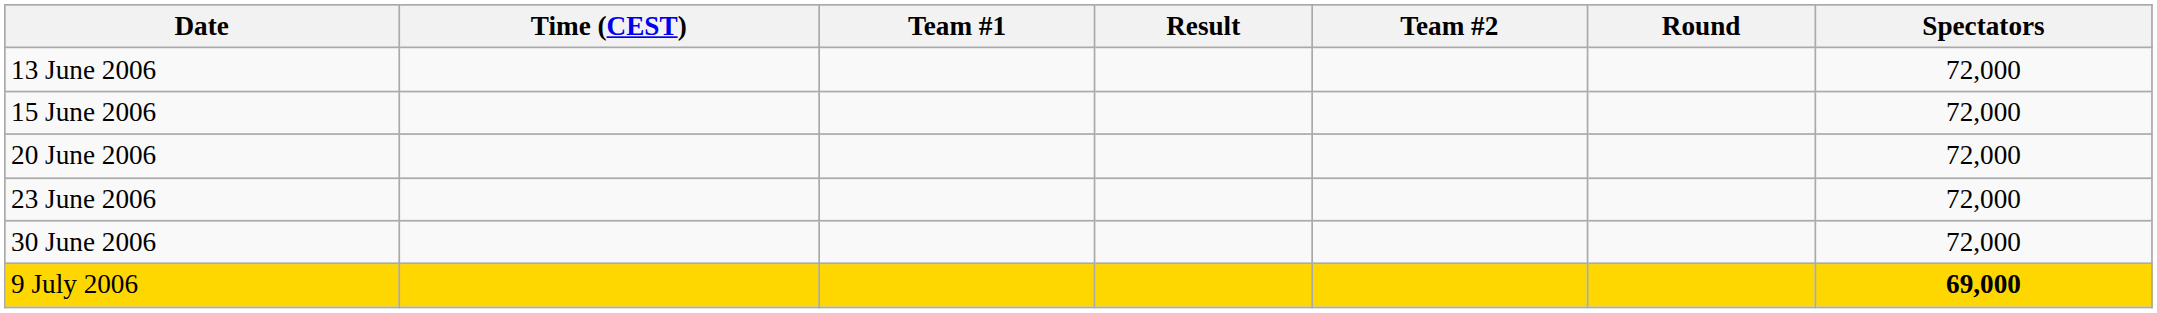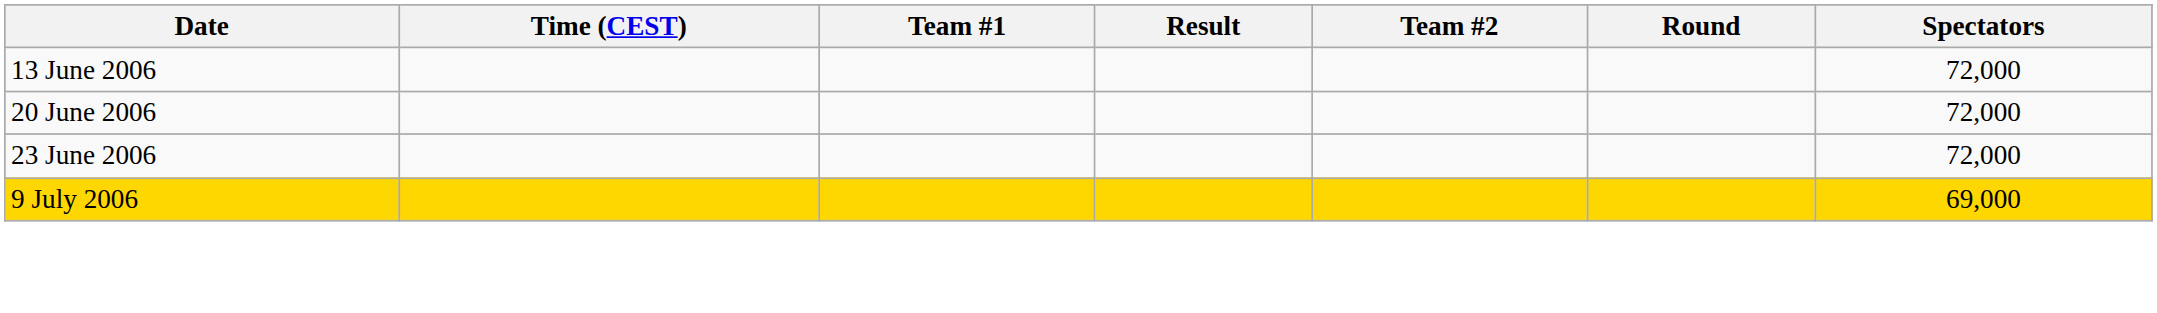- row: (84, 112)
- row: (84, 241)
(1983, 284) bold -> (1983, 198) normal
